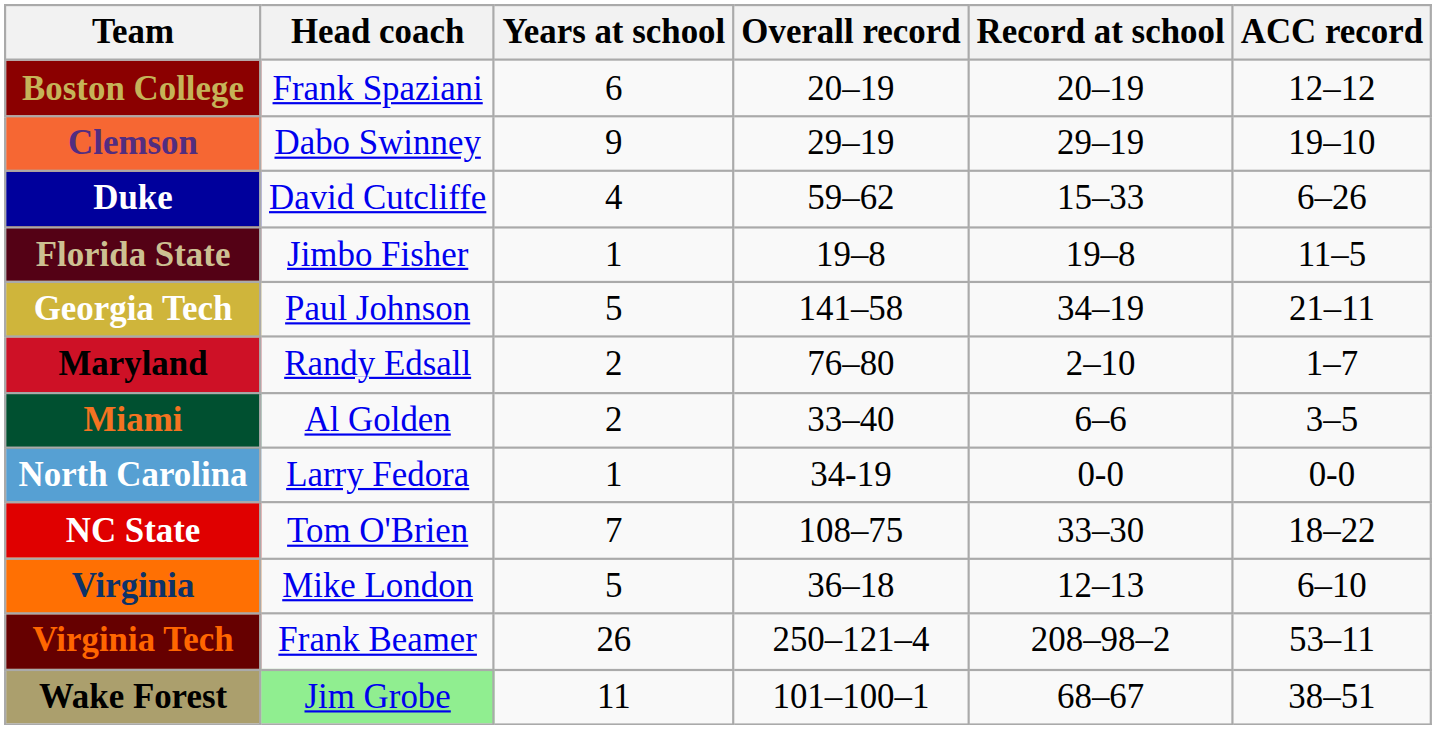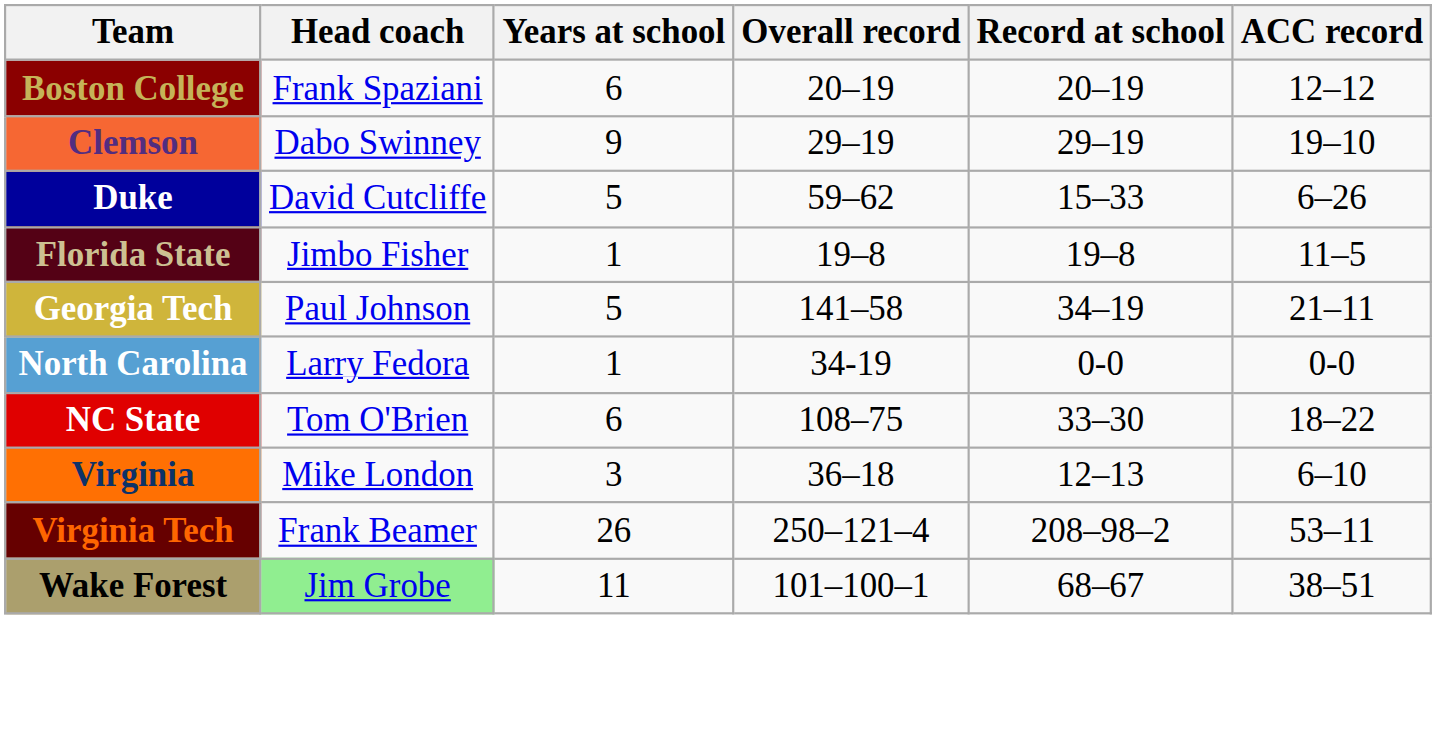(614, 198) 4 -> (614, 198) 5
- row: (133, 364)
- row: (133, 419)
(614, 530) 7 -> (614, 419) 6
(614, 585) 5 -> (614, 474) 3
